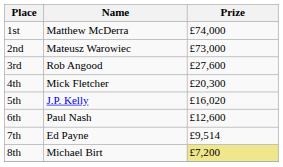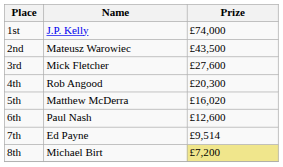(87, 30) Matthew McDerra -> (67, 30) J.P. Kelly
(208, 48) £73,000 -> (208, 48) £43,500
(75, 65) Rob Angood -> (78, 65) Mick Fletcher
(78, 83) Mick Fletcher -> (75, 83) Rob Angood
(67, 100) J.P. Kelly -> (87, 100) Matthew McDerra
